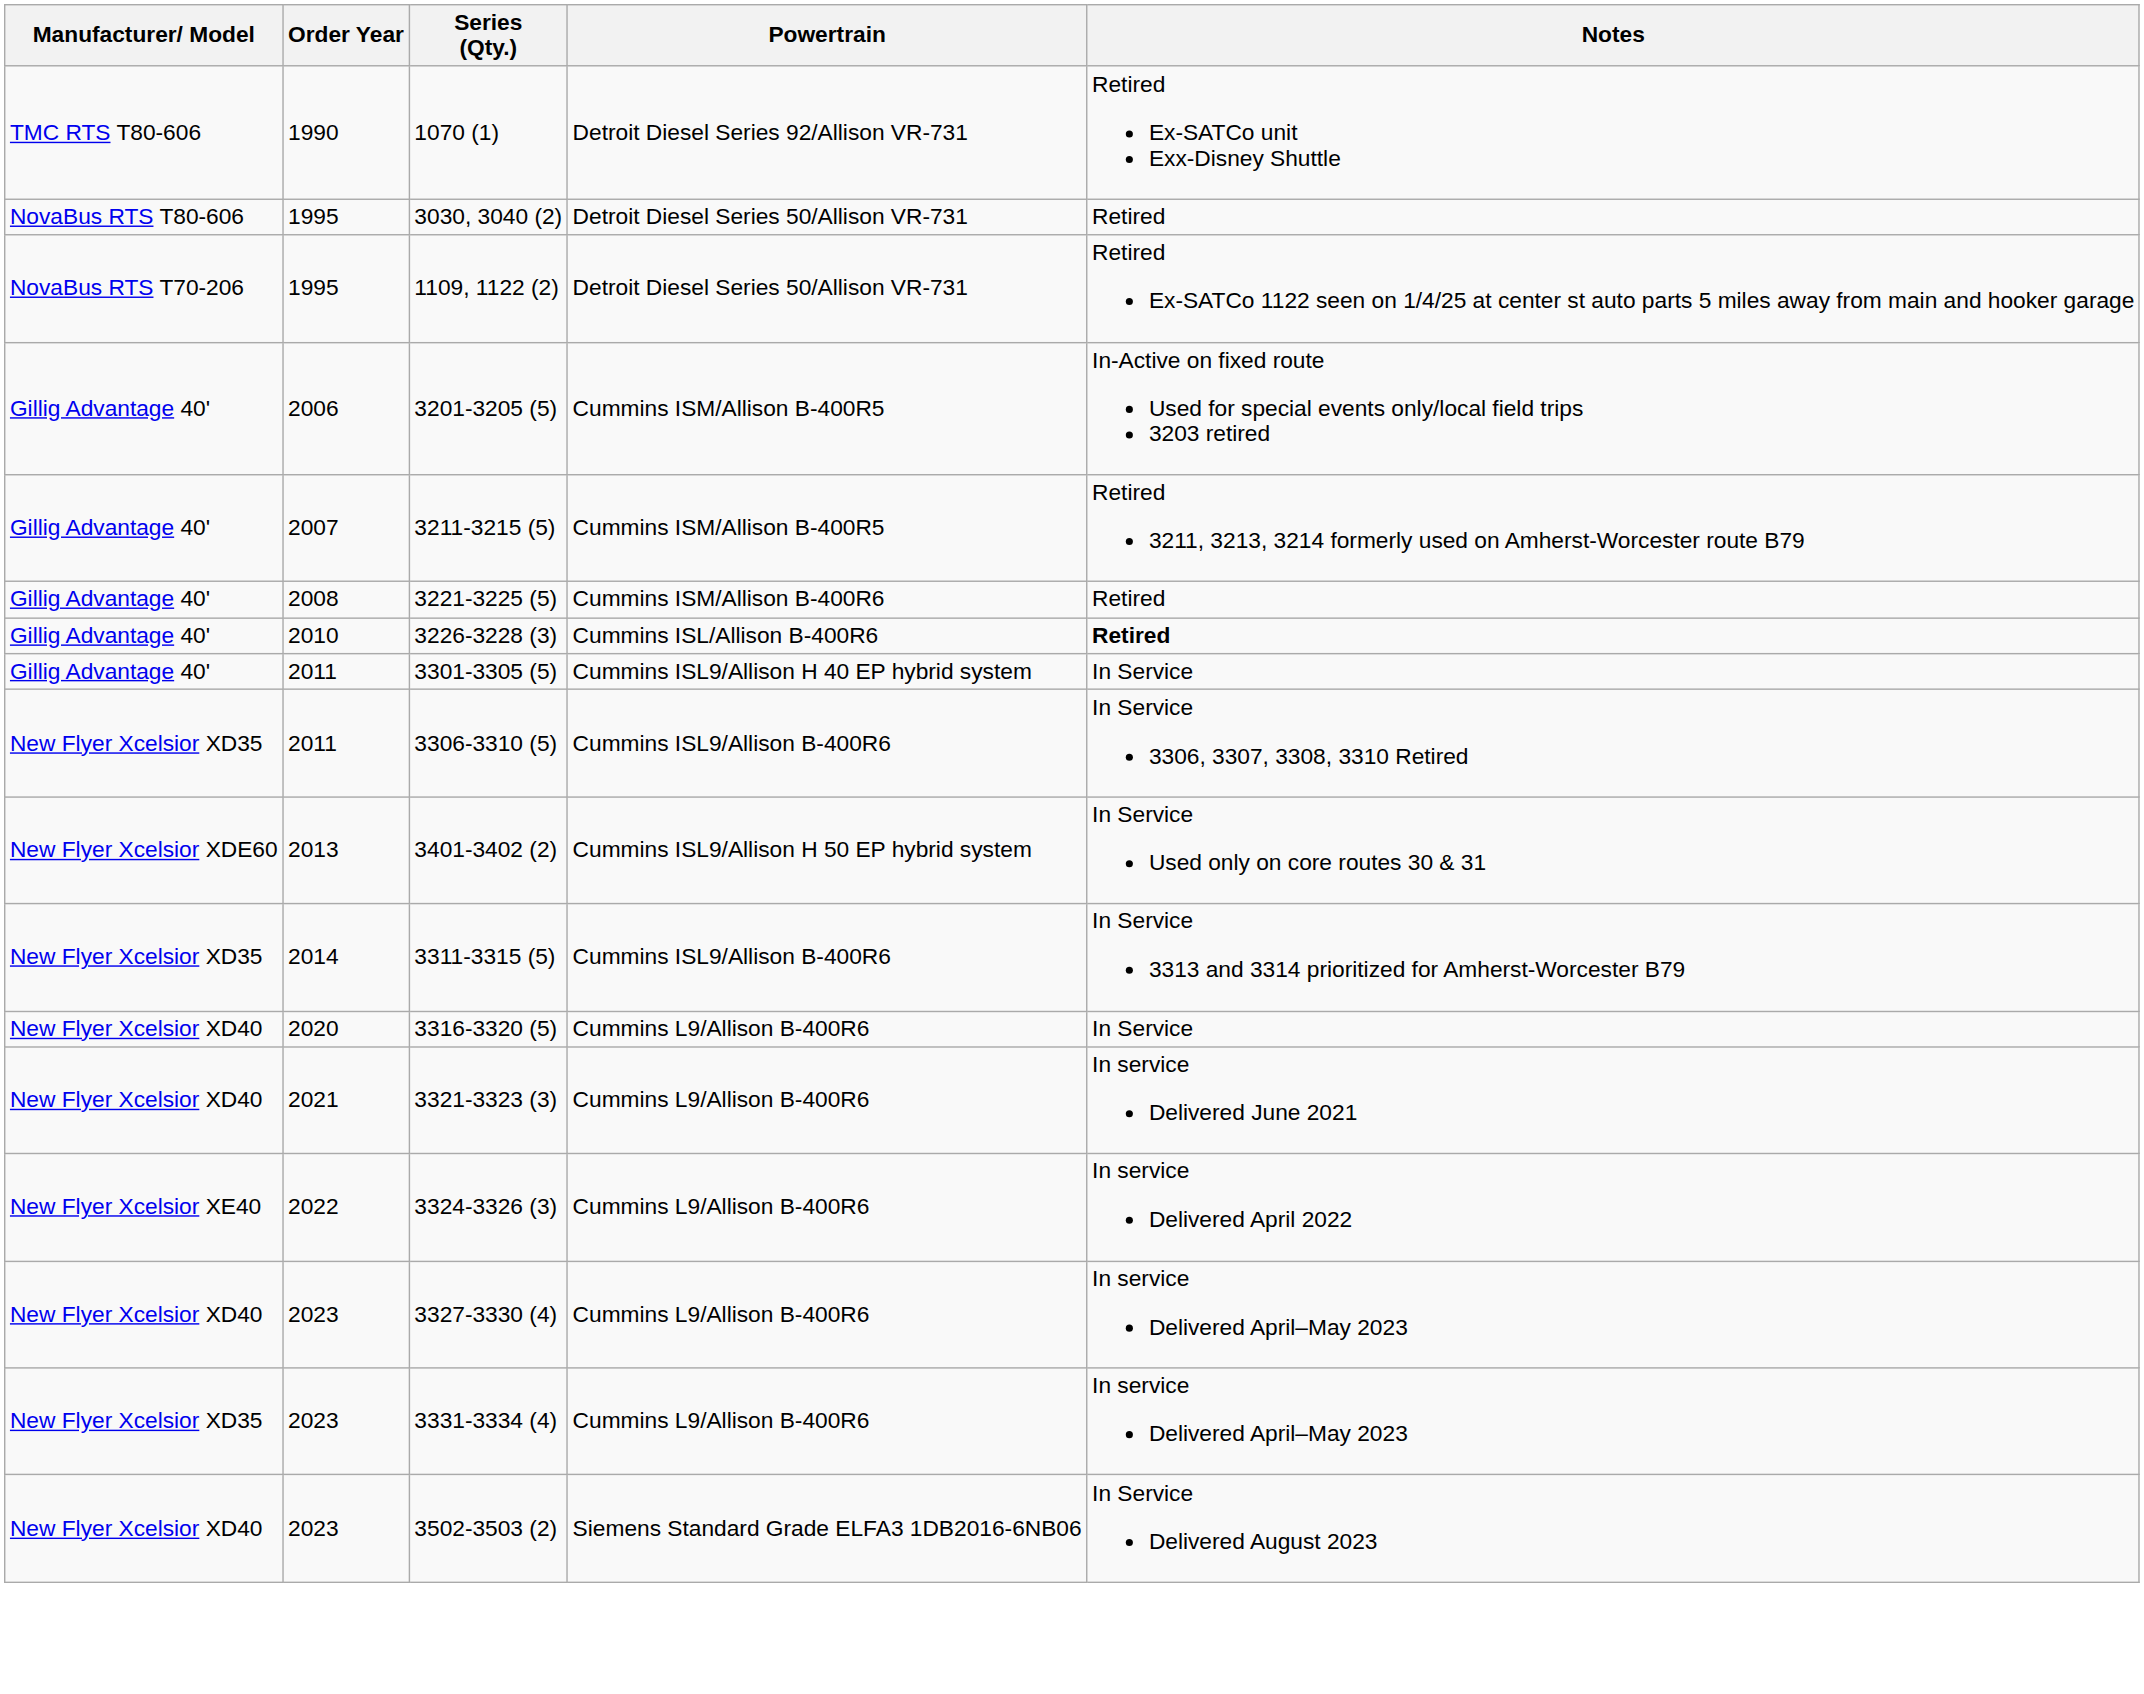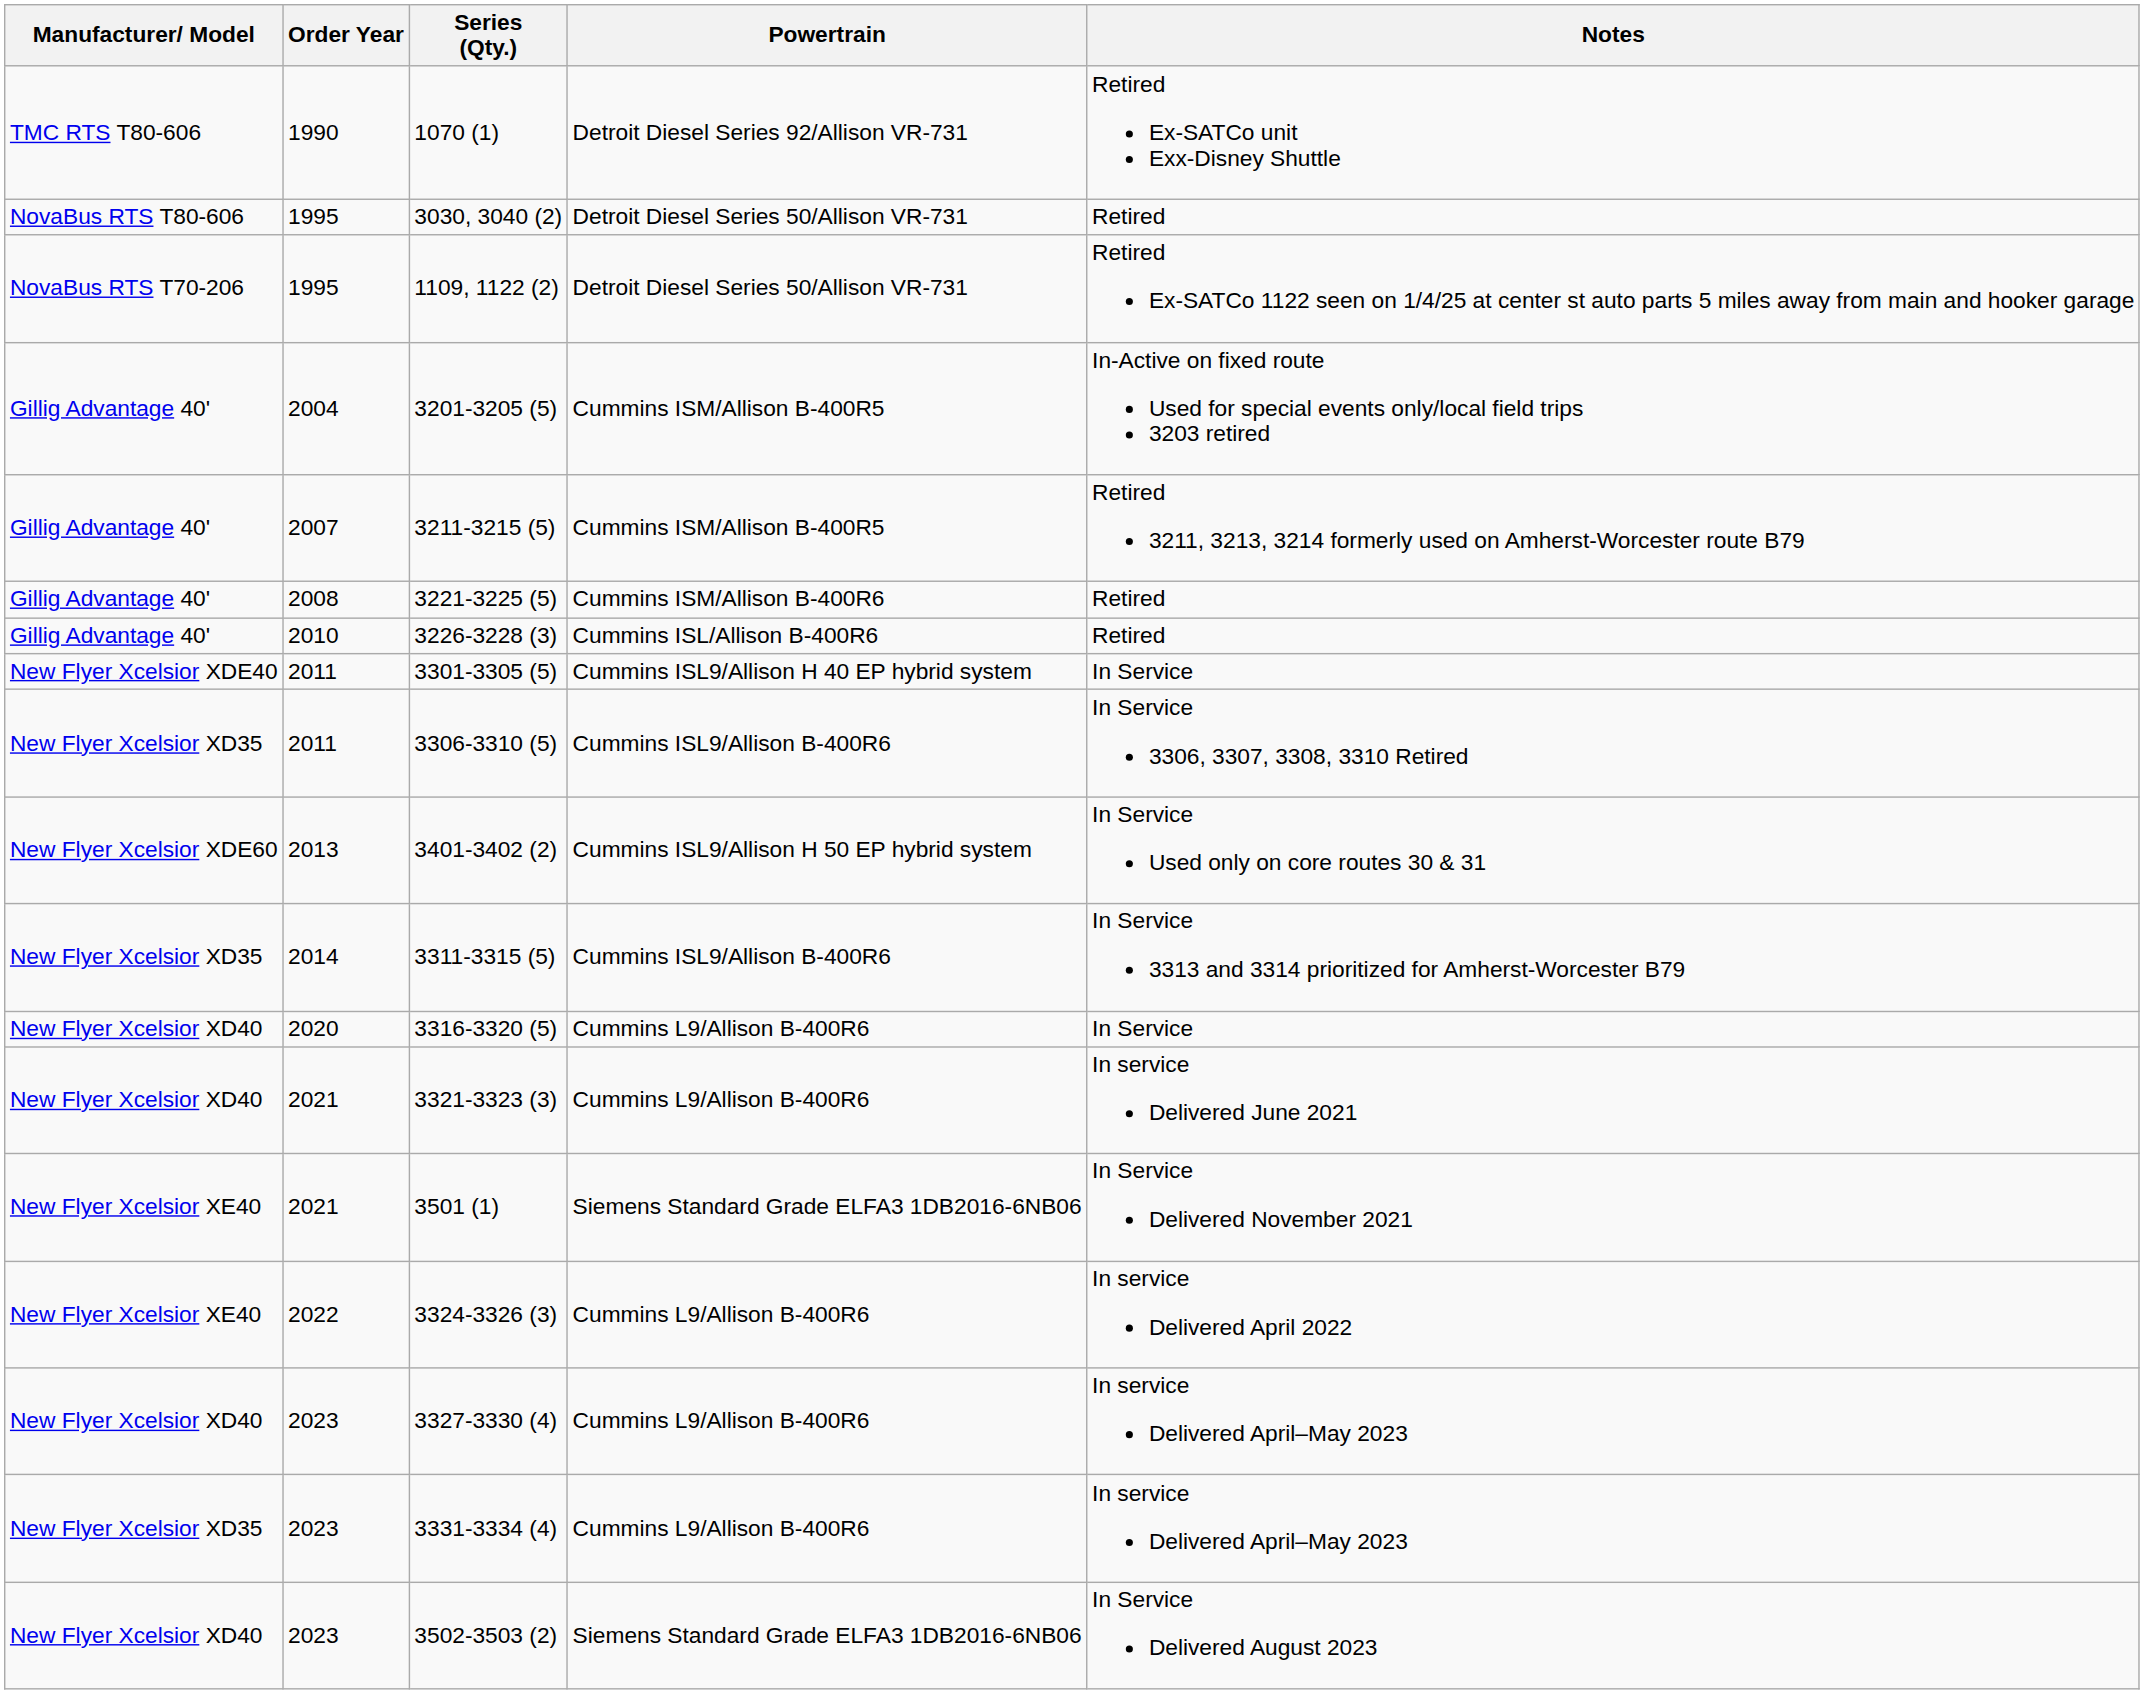(313, 408) 2006 -> (313, 408) 2004
(1131, 635) bold -> (1129, 635) normal
(110, 671) Gillig Advantage 40' -> (144, 671) New Flyer Xcelsior XDE40
+ row: (457, 1207)
